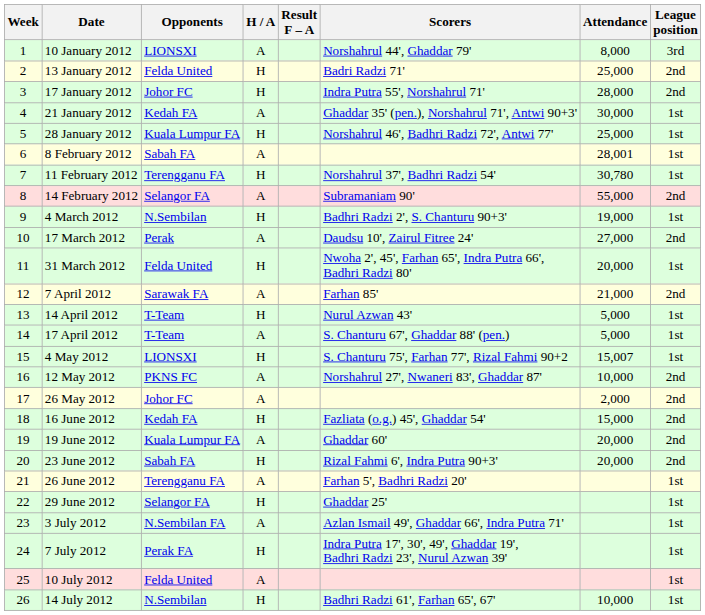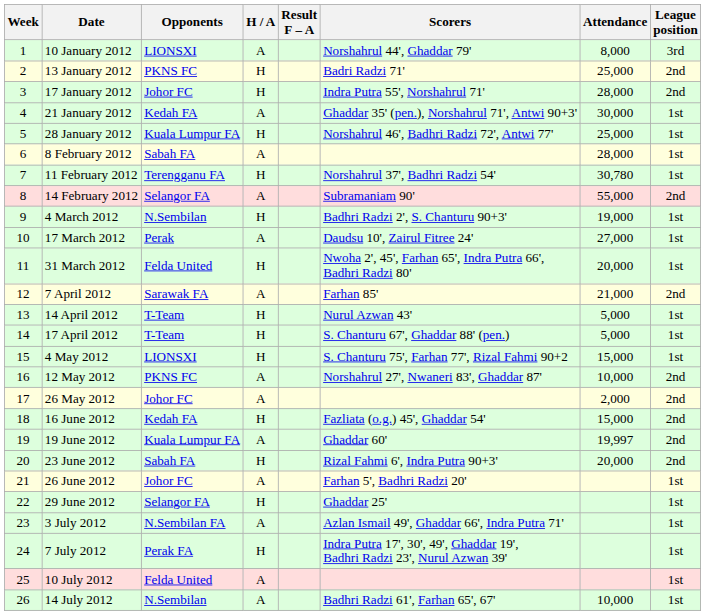(178, 71) Felda United -> (171, 71) PKNS FC
(615, 154) 28,001 -> (615, 154) 28,000
(676, 237) 2nd -> (676, 237) 1st
(261, 335) A -> (261, 335) H
(615, 356) 15,007 -> (615, 356) 15,000
(615, 439) 20,000 -> (615, 439) 19,997
(185, 481) Terengganu FA -> (168, 481) Johor FC
(261, 600) H -> (261, 600) A
